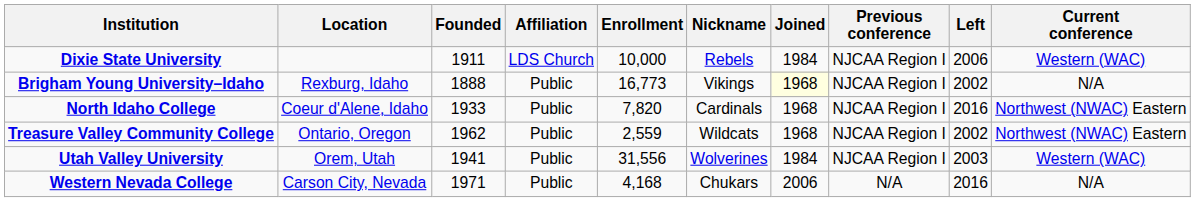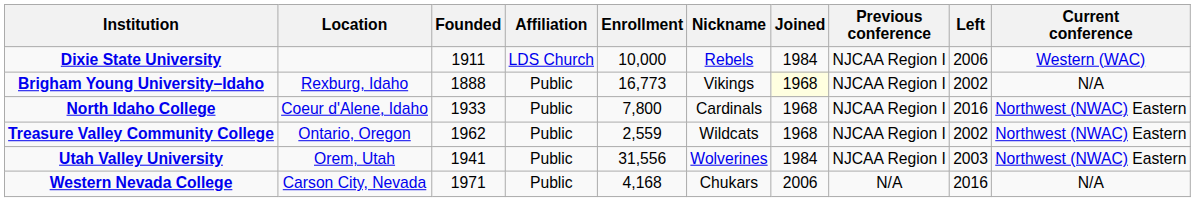(642, 109) 7,820 -> (642, 109) 7,800
(1091, 158) Western (WAC) -> (1091, 158) Northwest (NWAC) Eastern
